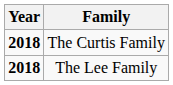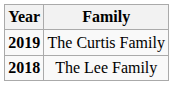(24, 42) 2018 -> (24, 42) 2019
